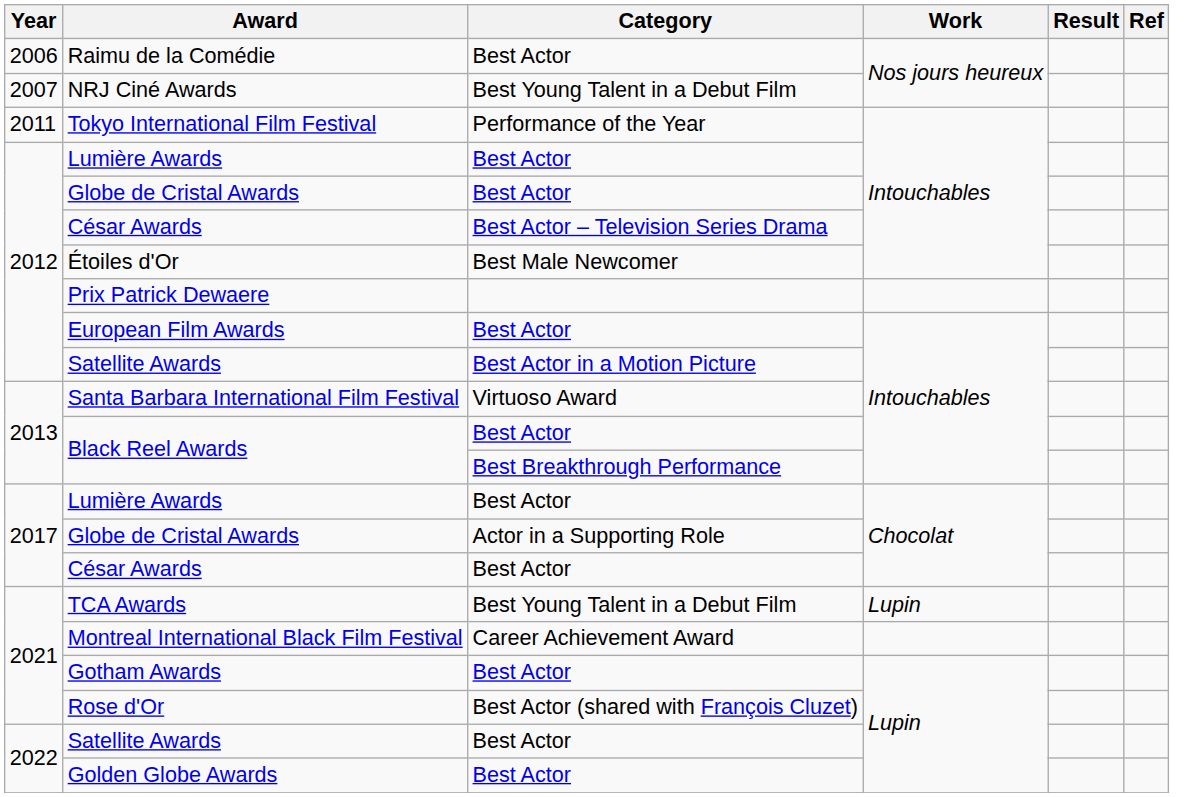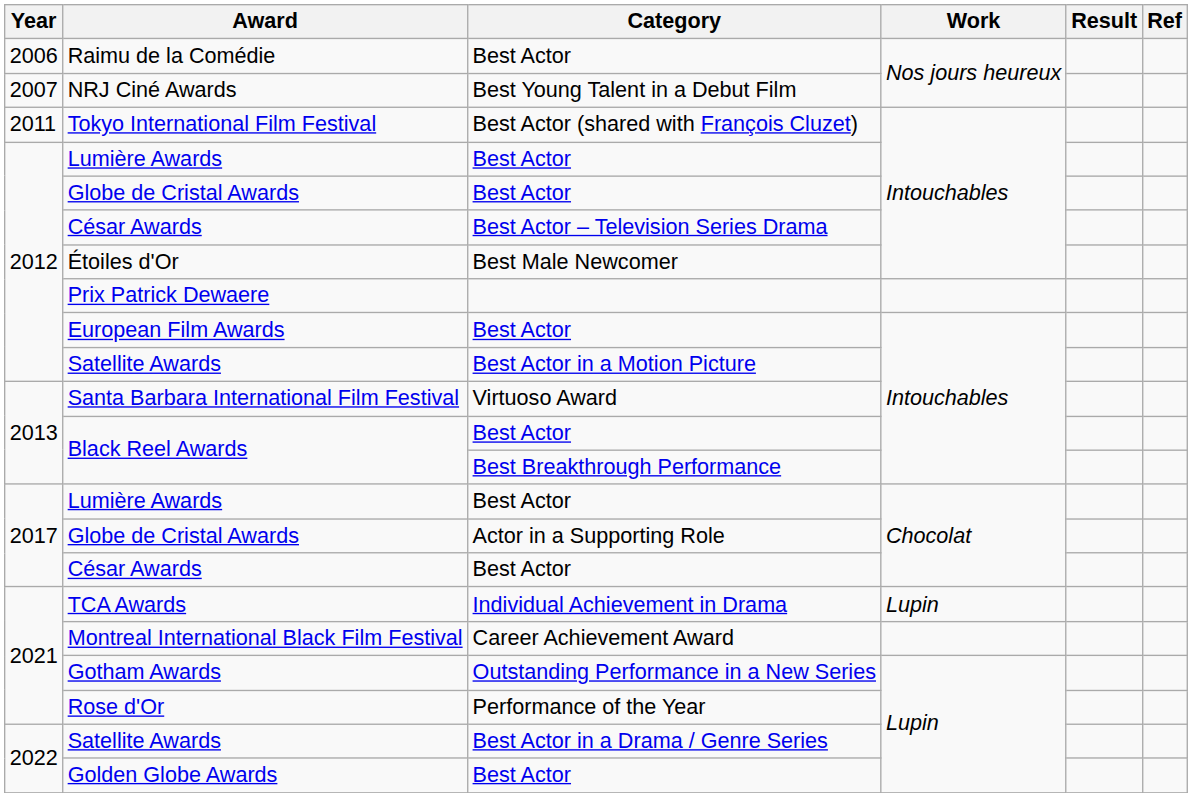(589, 124) Performance of the Year -> (665, 124) Best Actor (shared with François Cluzet)
(634, 603) Best Young Talent in a Debut Film -> (630, 603) Individual Achievement in Drama
(522, 672) Best Actor -> (674, 672) Outstanding Performance in a New Series
(665, 706) Best Actor (shared with François Cluzet) -> (589, 706) Performance of the Year
(522, 741) Best Actor -> (650, 741) Best Actor in a Drama / Genre Series
